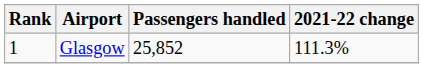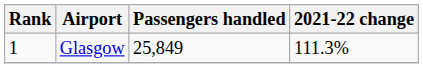(158, 47) 25,852 -> (158, 47) 25,849
